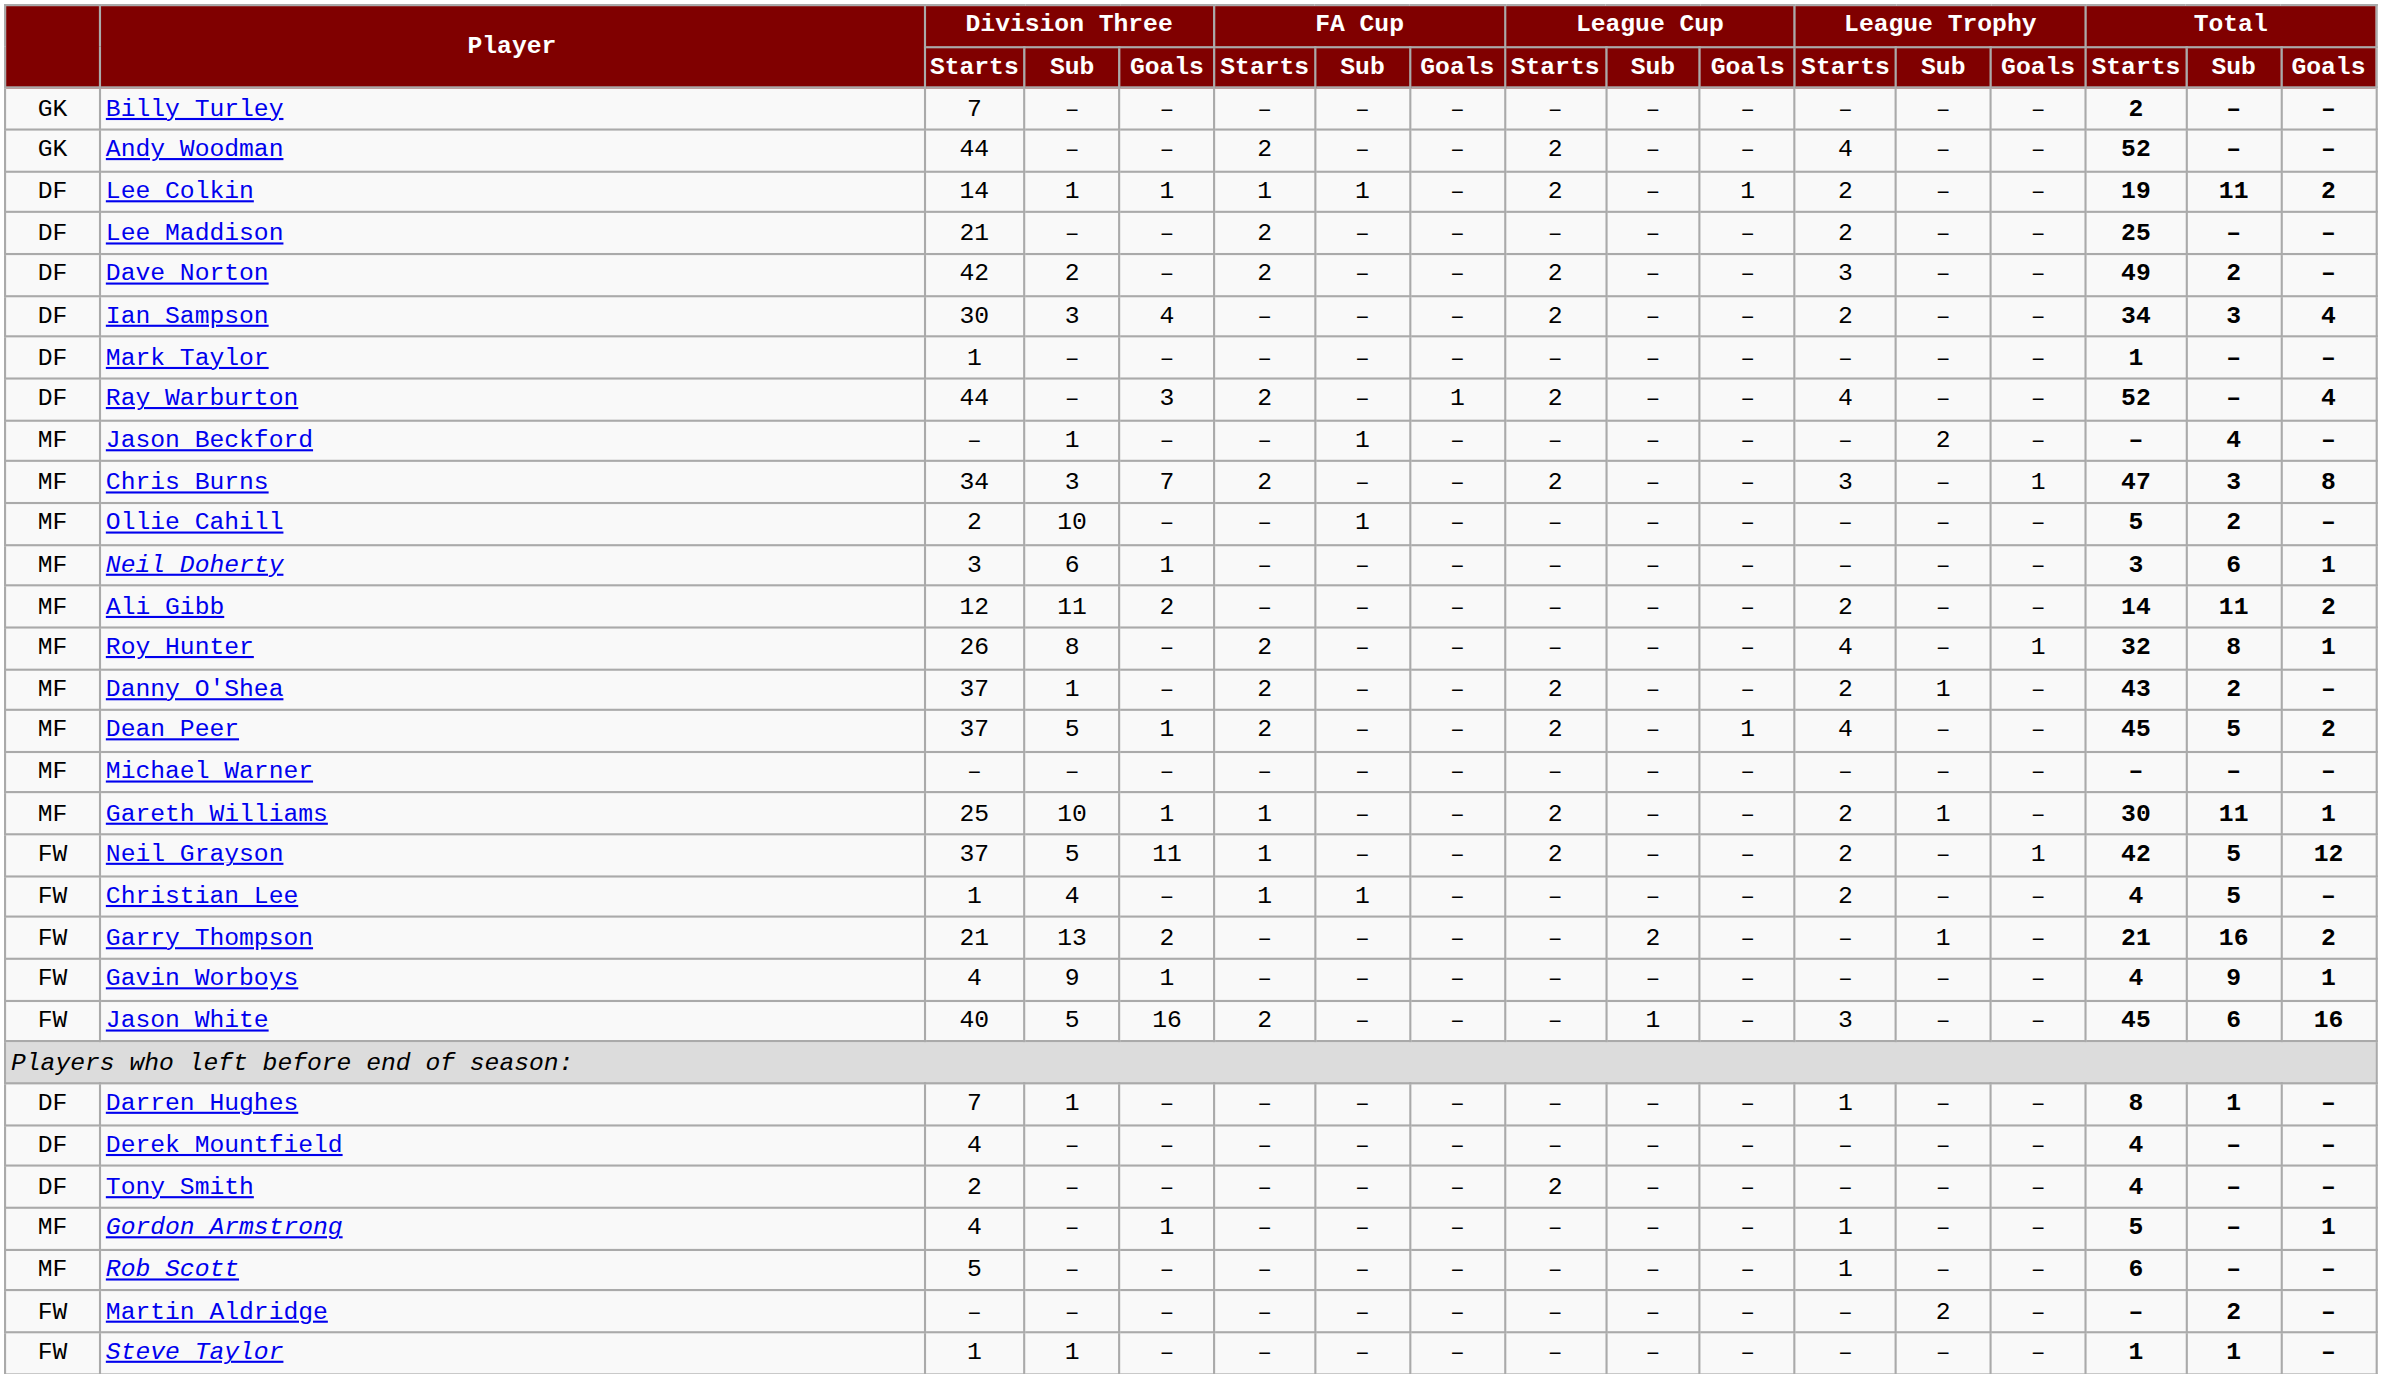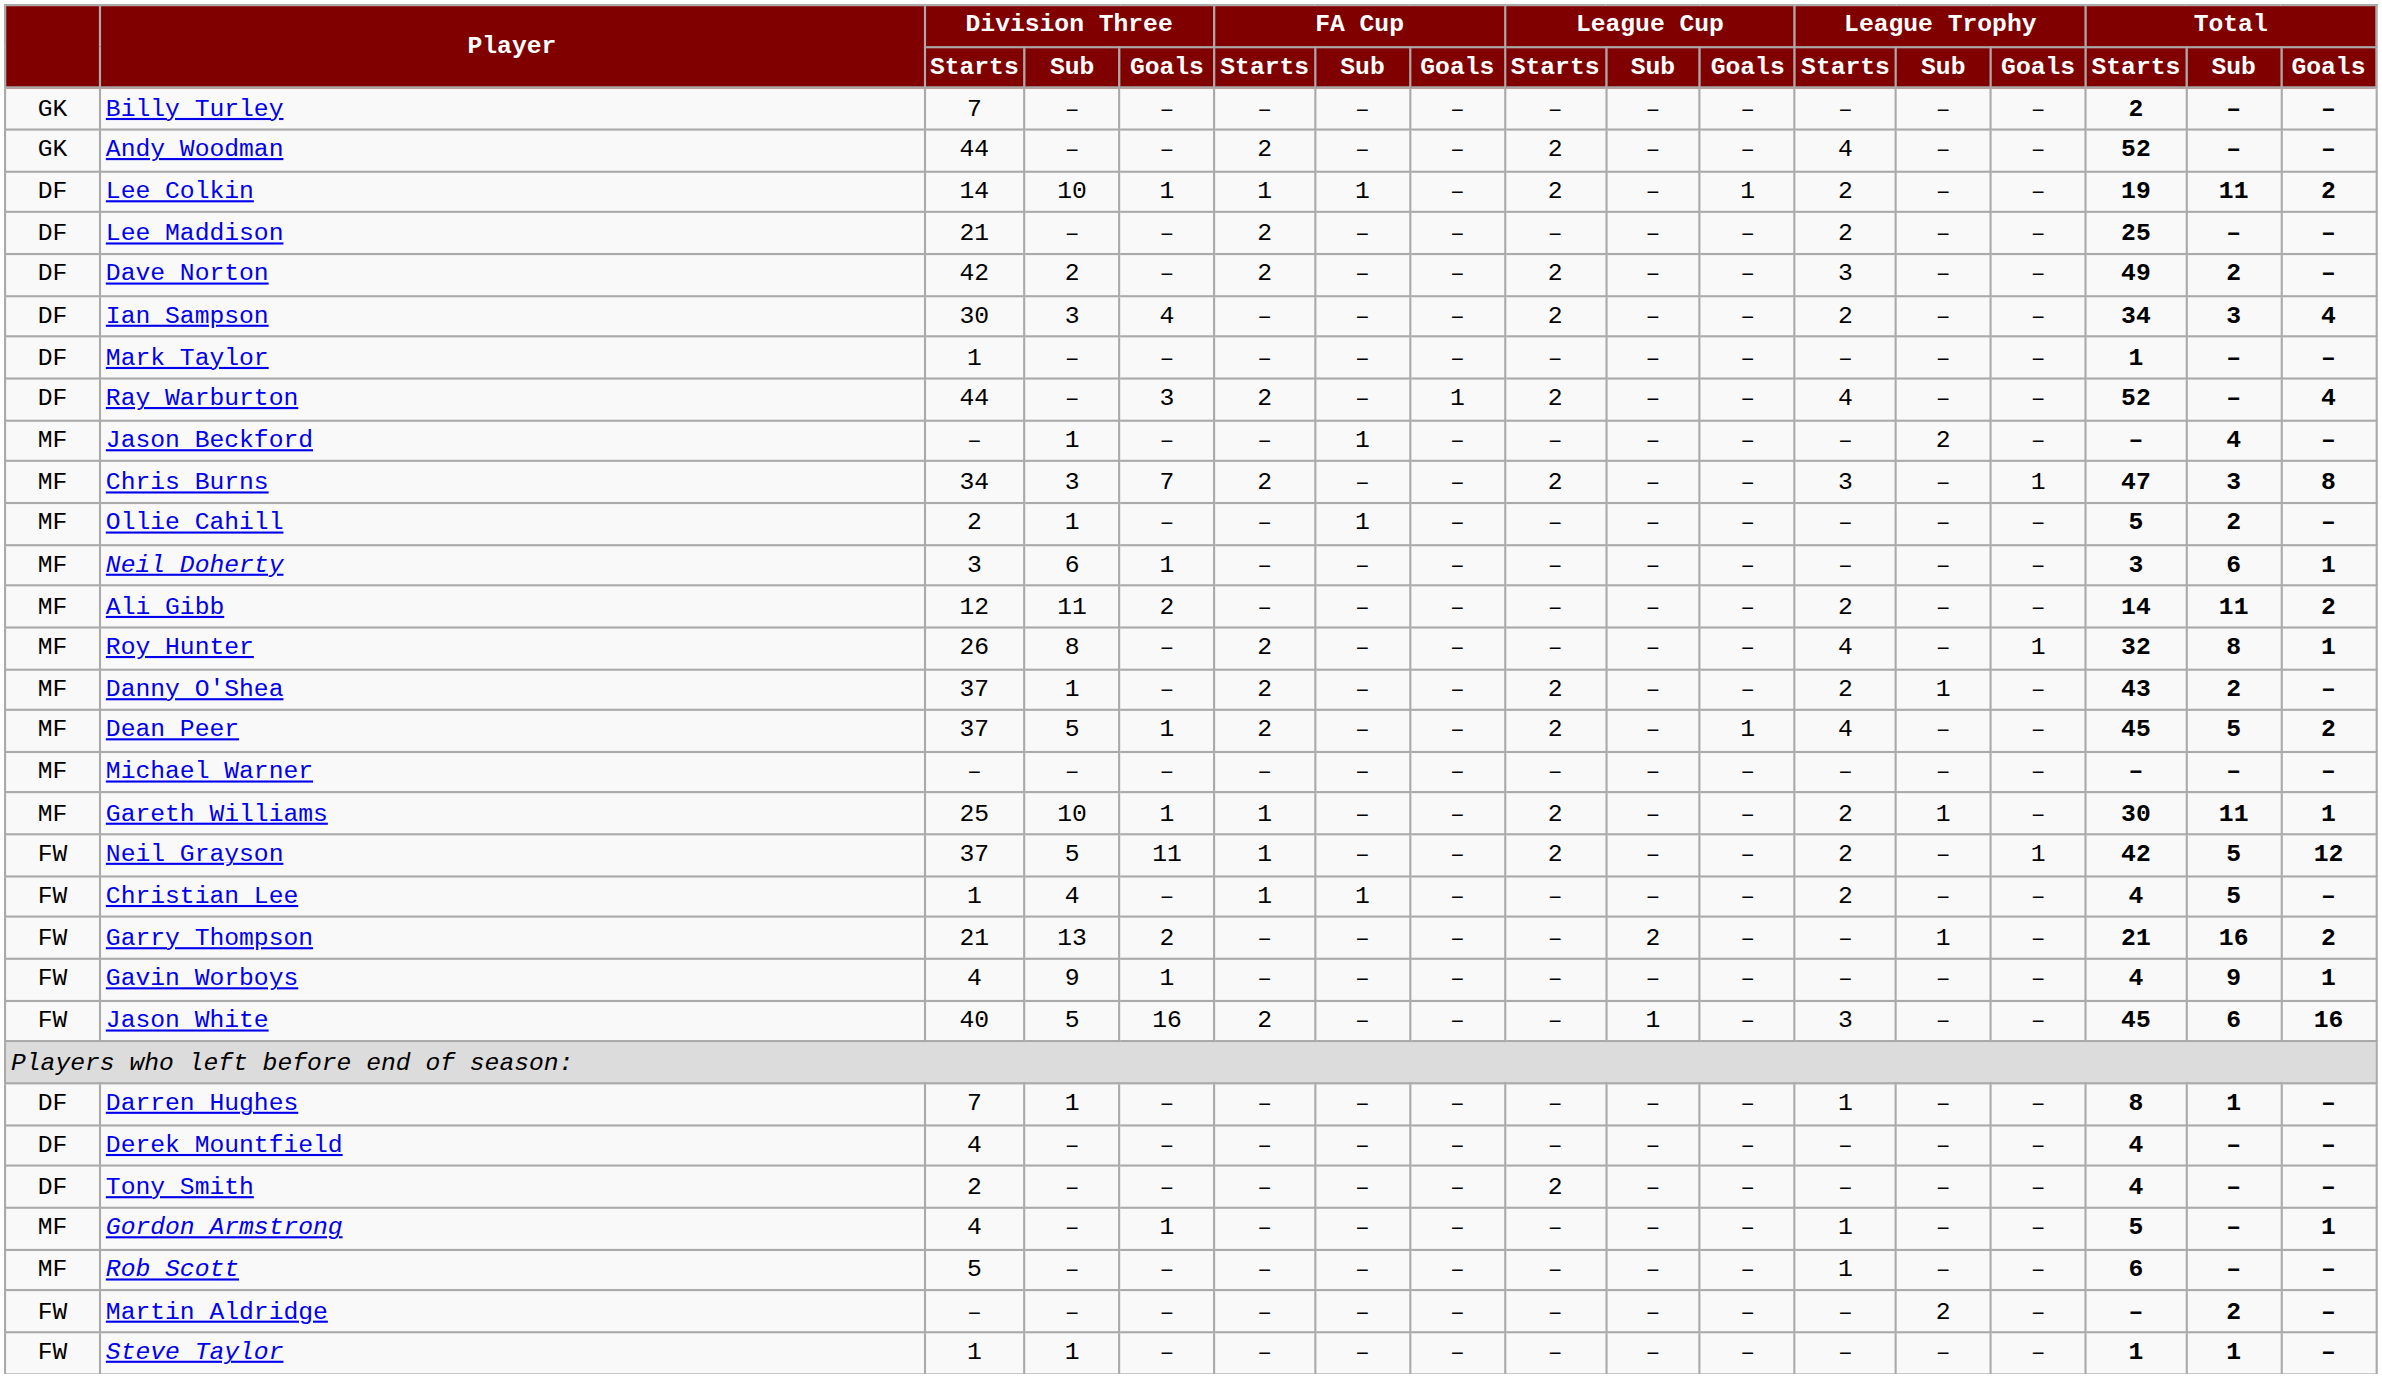(1072, 191) 1 -> (1072, 191) 10
(1072, 523) 10 -> (1072, 523) 1
